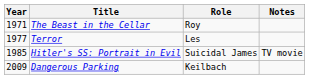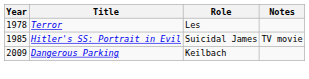- row: (91, 25)
(17, 39) 1977 -> (17, 25) 1978
